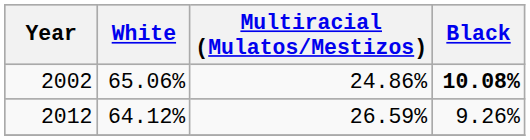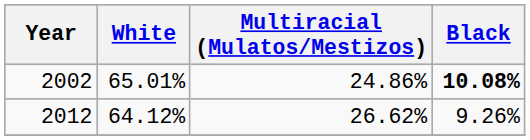(147, 82) 65.06% -> (147, 82) 65.01%
(388, 117) 26.59% -> (388, 117) 26.62%
